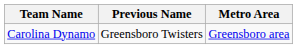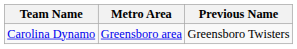columns swapped: (249, 14) <-> (152, 14)
